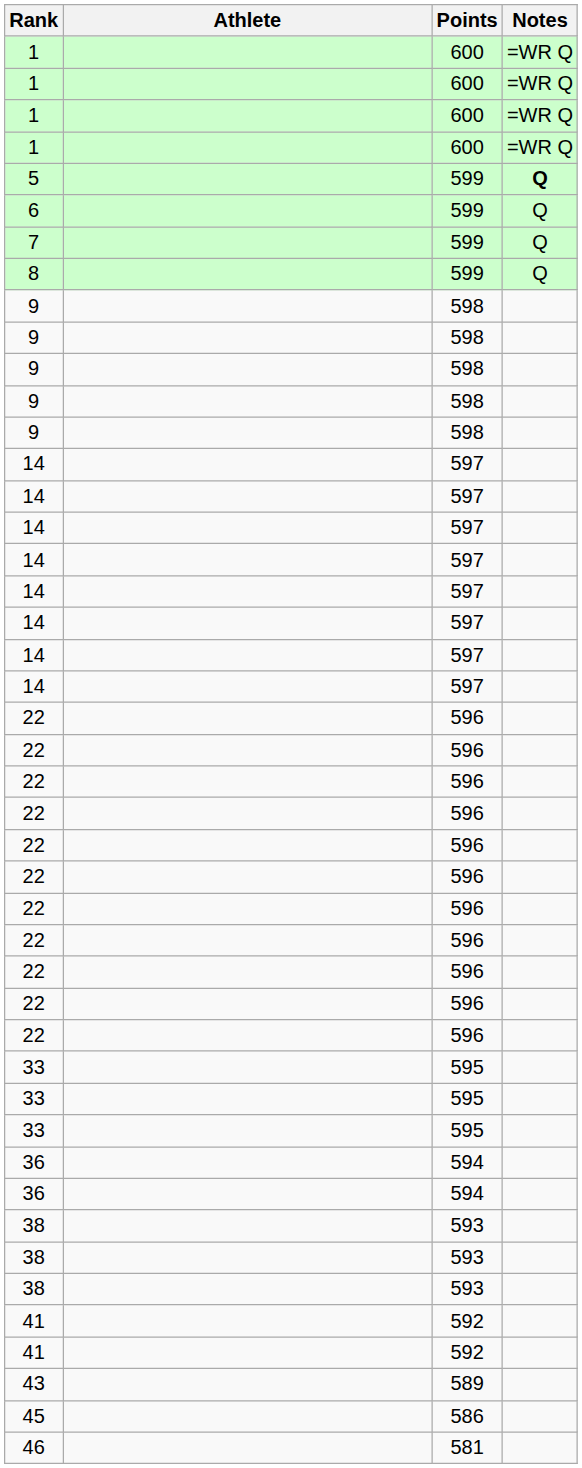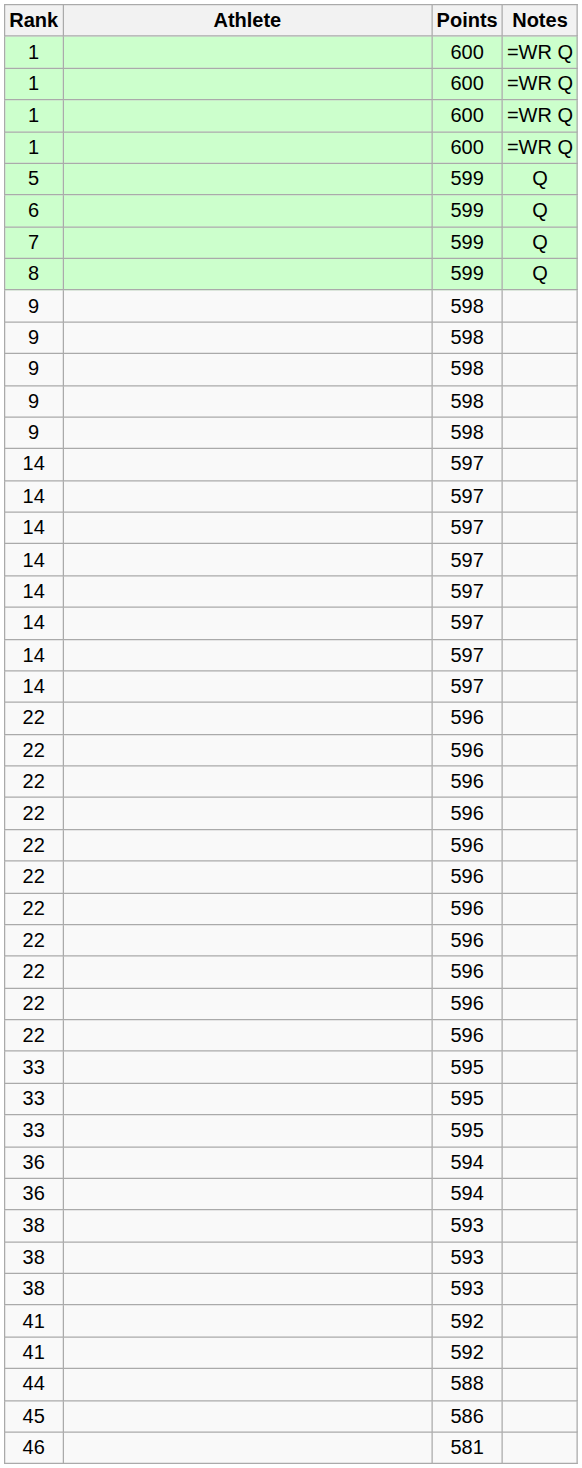(540, 178) bold -> (540, 178) normal
- row: (34, 1384)
+ row: (34, 1384)
